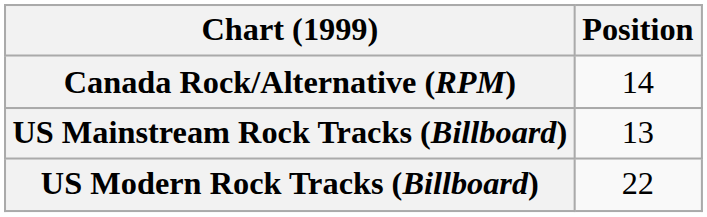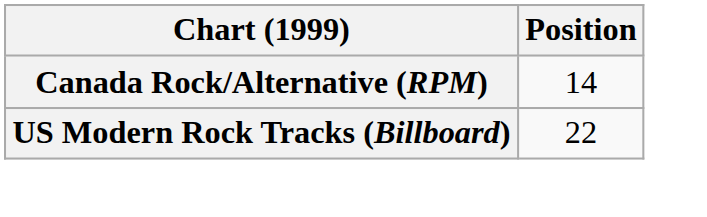- row: (290, 132)
